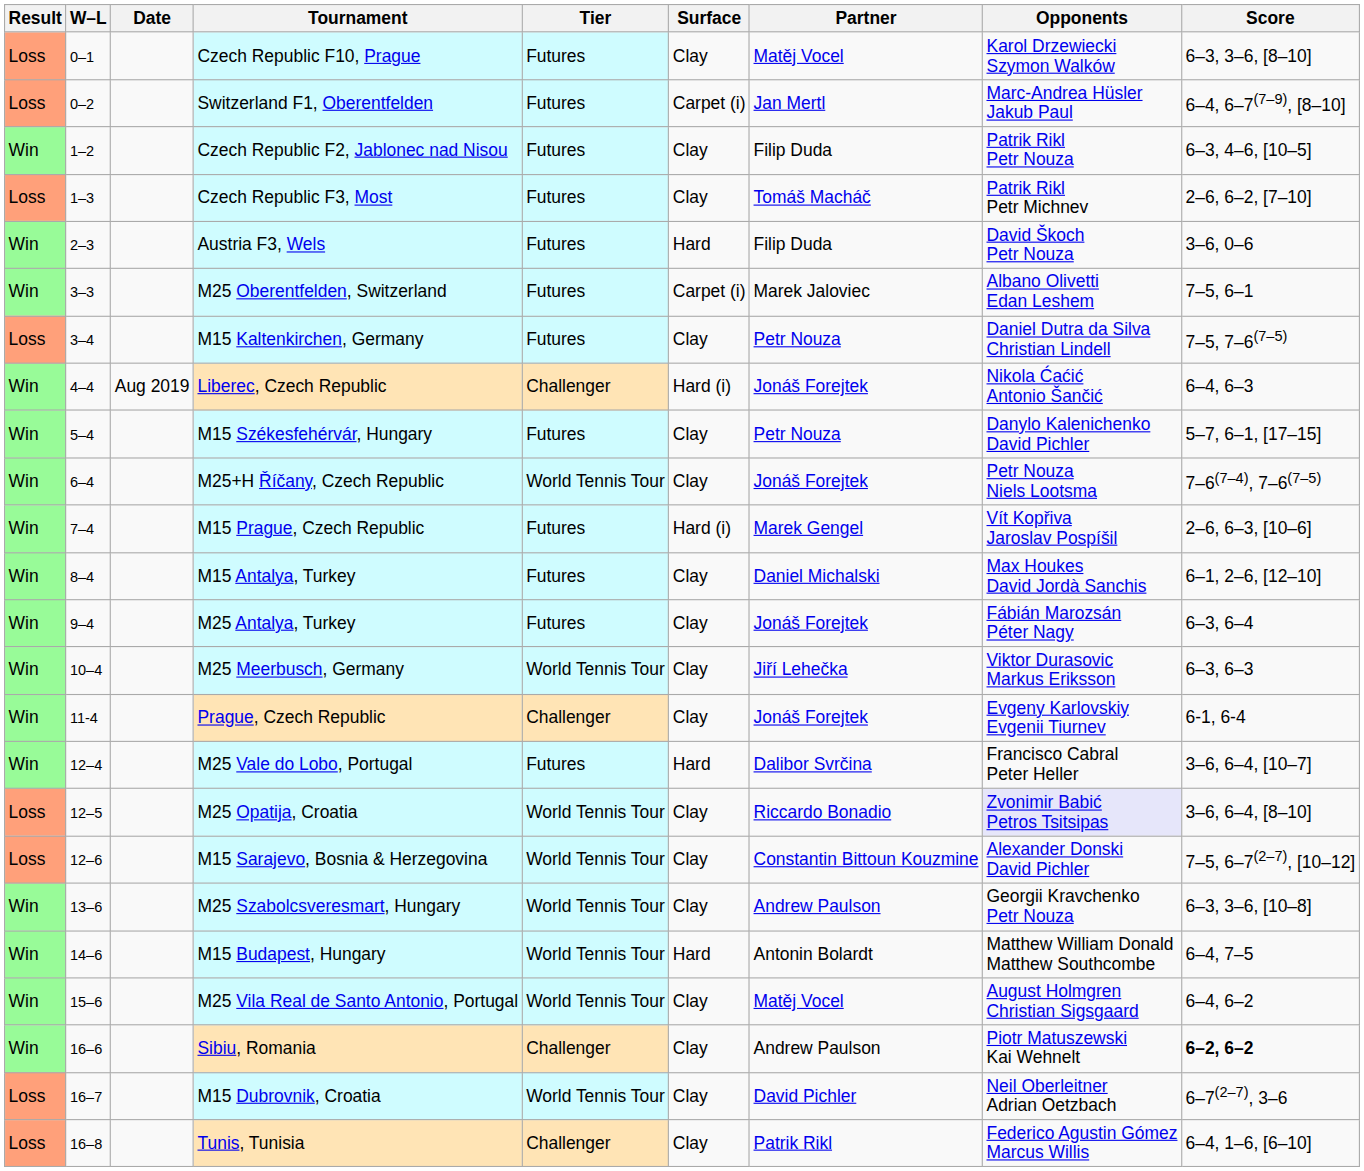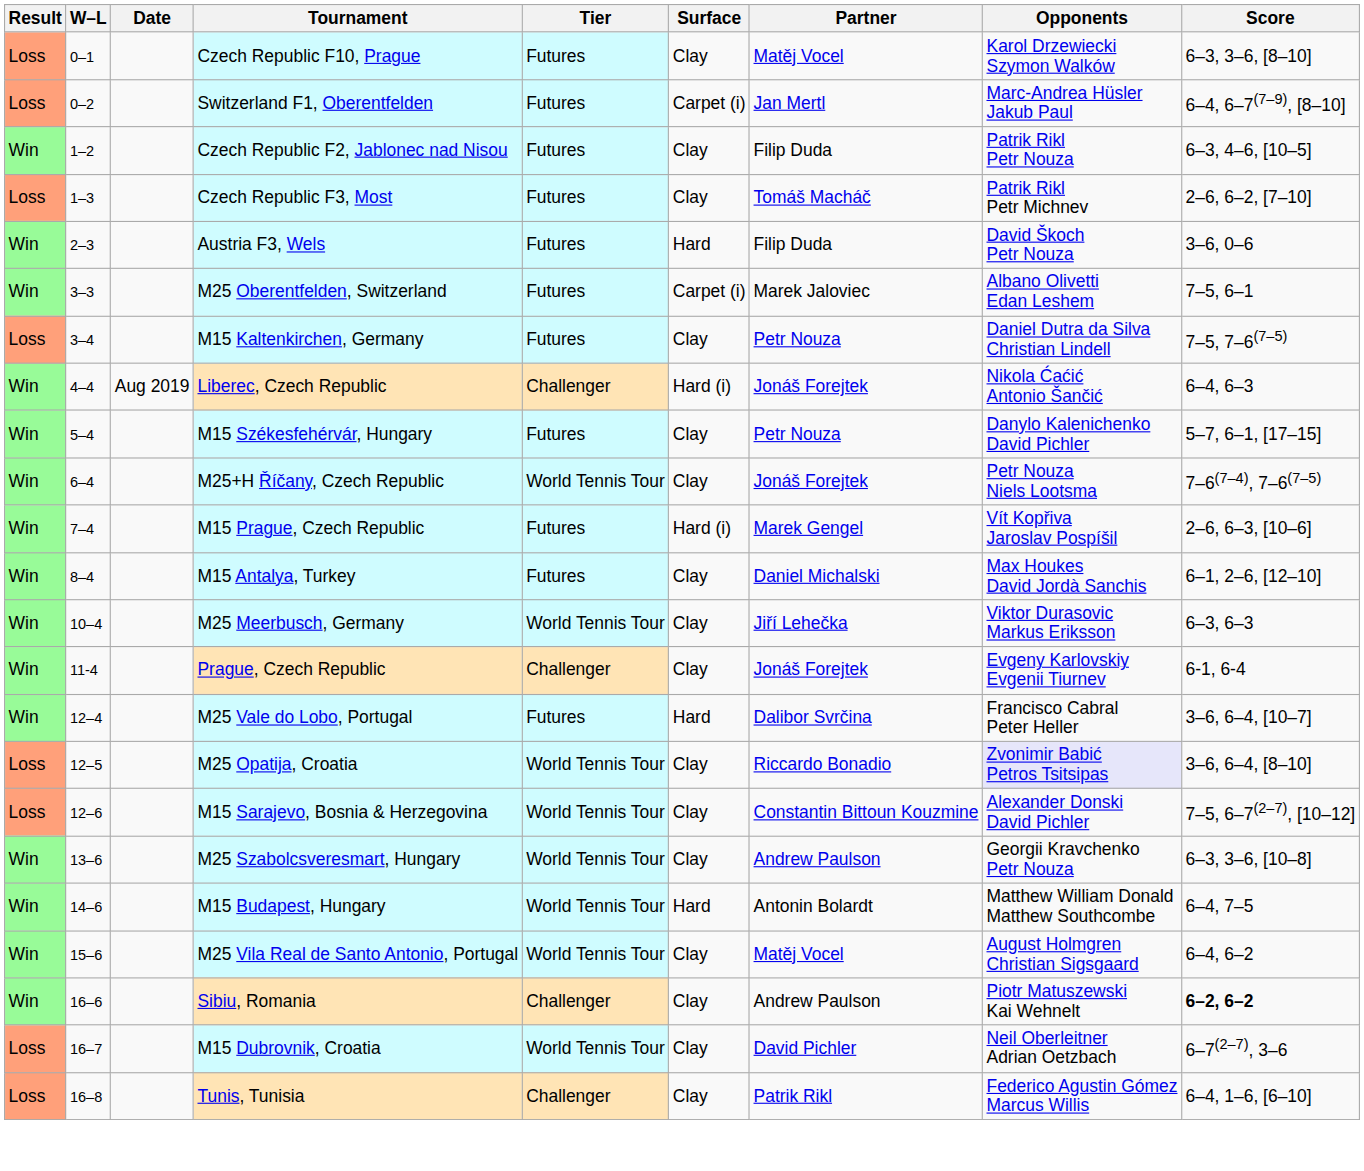- row: (276, 623)
